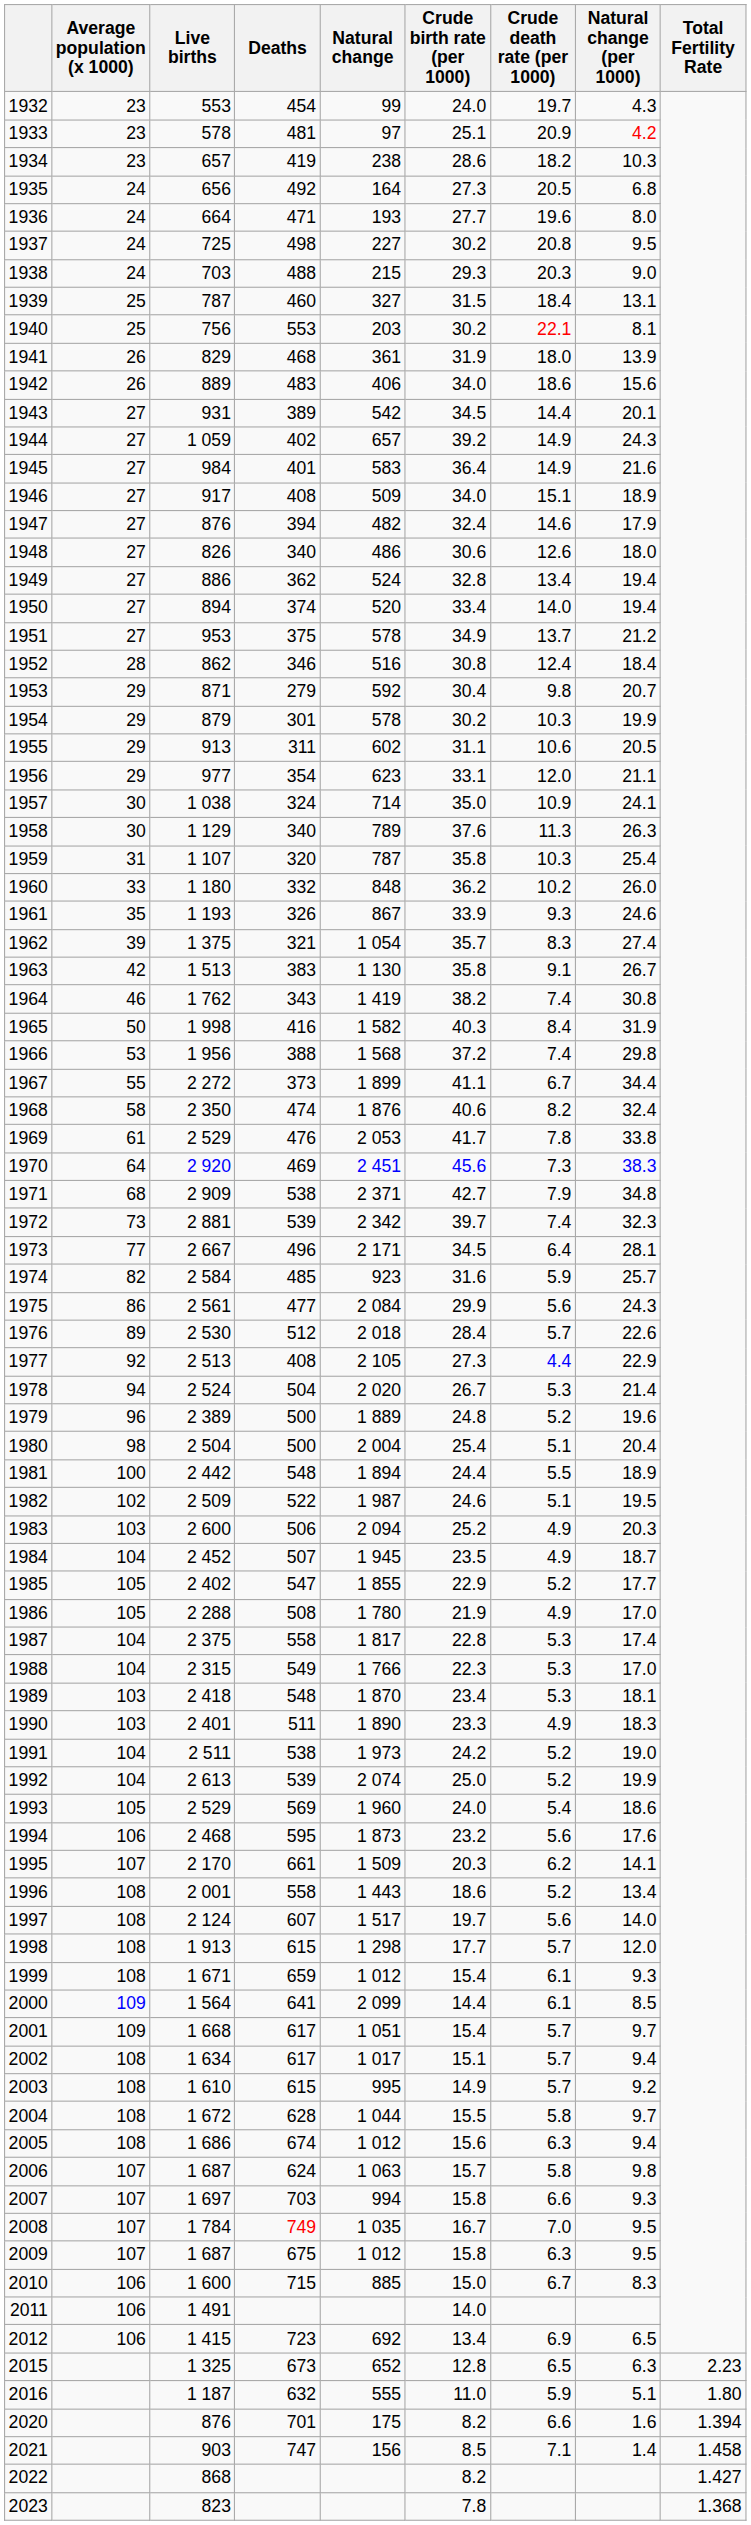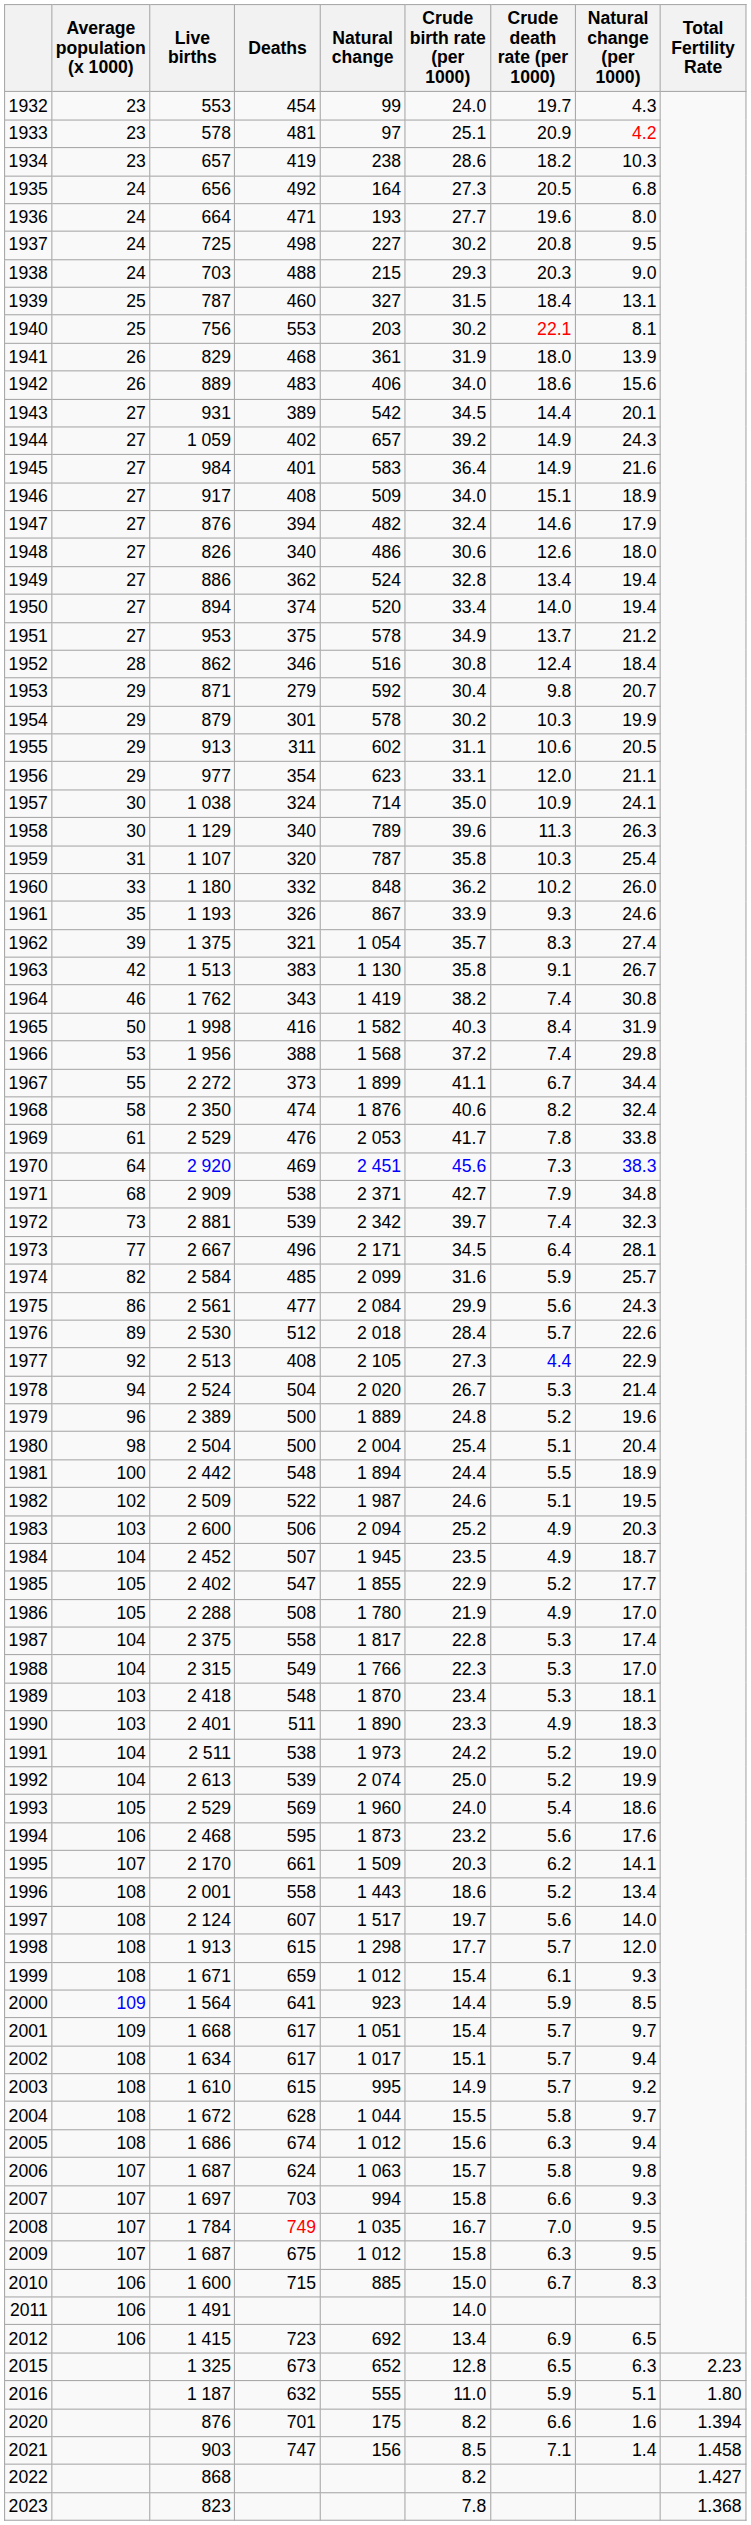(469, 831) 37.6 -> (469, 831) 39.6
(386, 1278) 923 -> (379, 1278) 2 099
(379, 2003) 2 099 -> (386, 2003) 923
(559, 2003) 6.1 -> (559, 2003) 5.9
